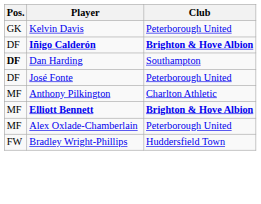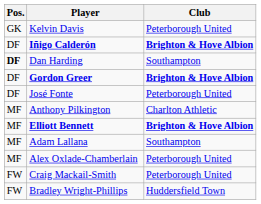+ row: (61, 77)
+ row: (58, 142)
+ row: (73, 175)
